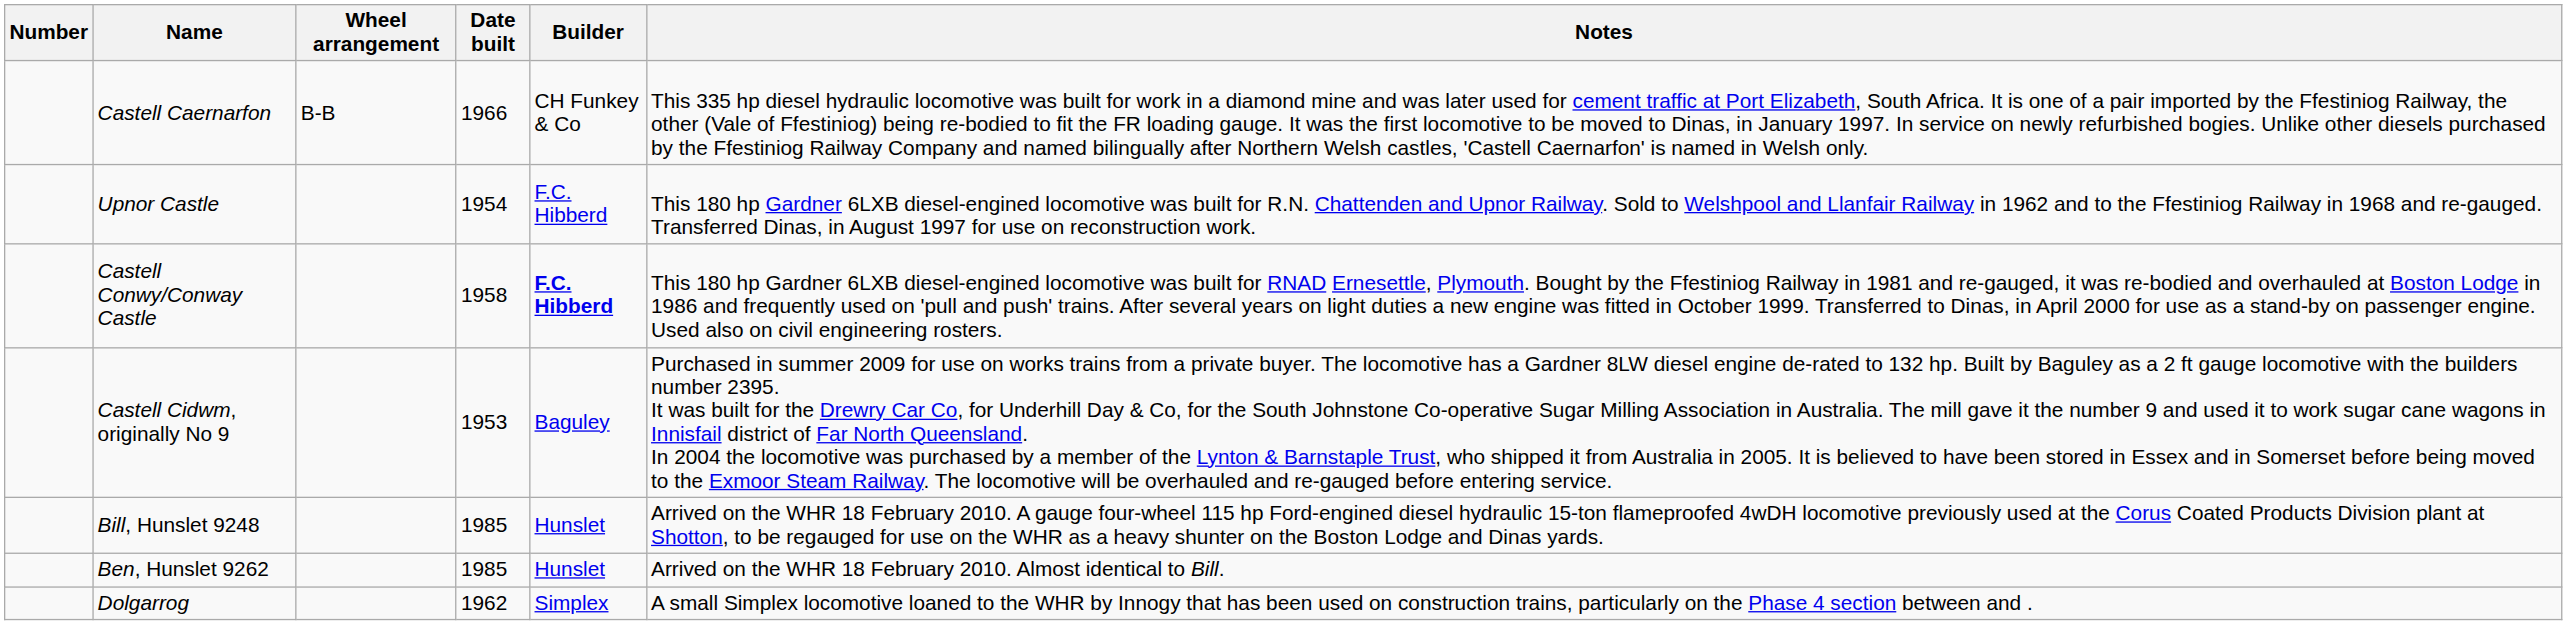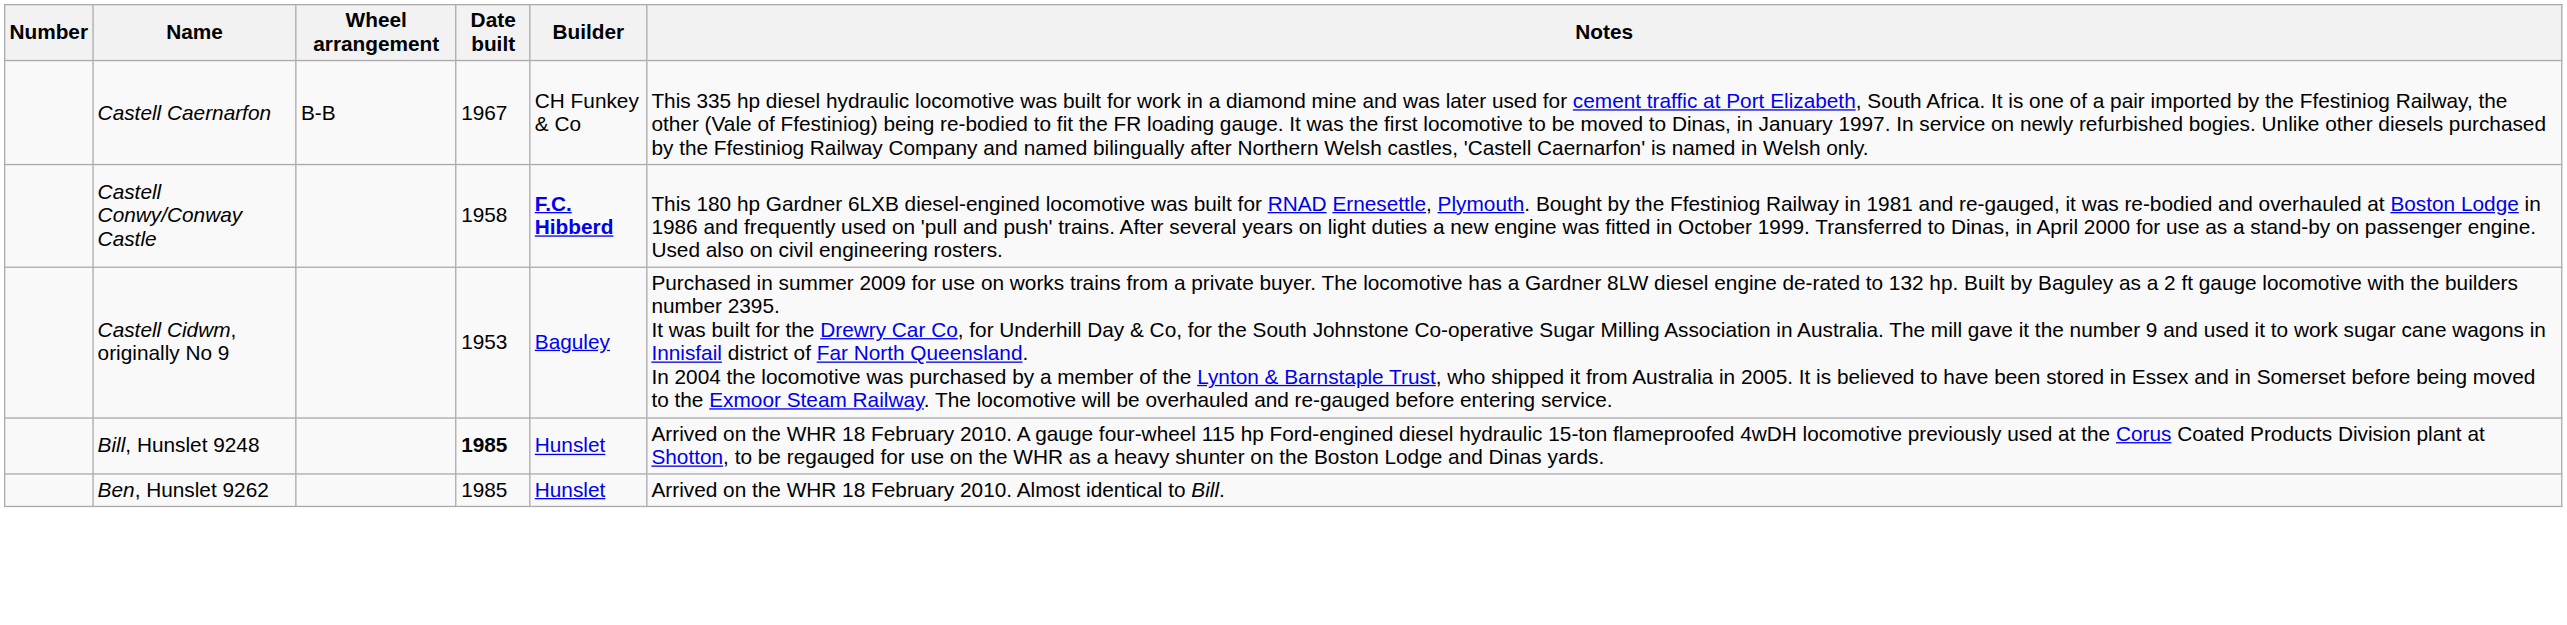(484, 112) 1966 -> (484, 112) 1967
- row: (158, 203)
(484, 525) normal -> (484, 445) bold
- row: (143, 602)
